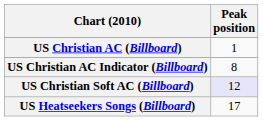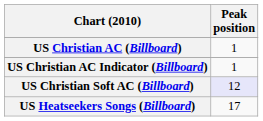(234, 67) 8 -> (234, 67) 1
